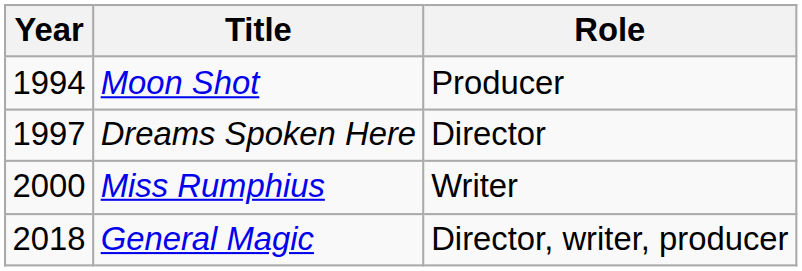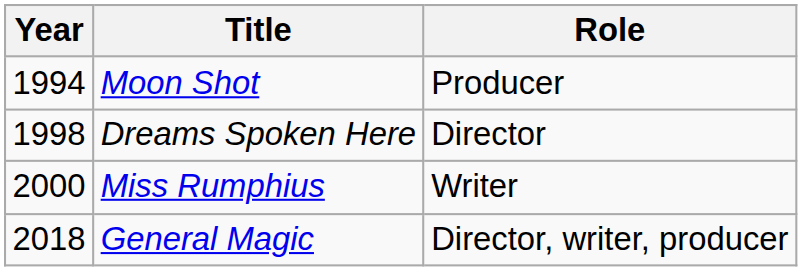(49, 134) 1997 -> (49, 134) 1998
